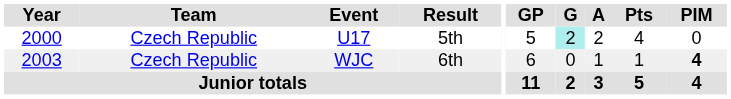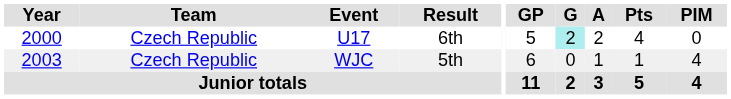(451, 37) 5th -> (451, 37) 6th
(451, 60) 6th -> (451, 60) 5th
(697, 60) bold -> (697, 60) normal
